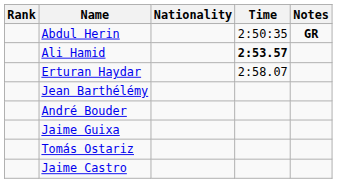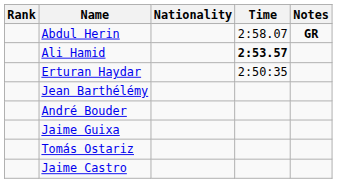(263, 33) 2:50:35 -> (263, 33) 2:58.07
(263, 72) 2:58.07 -> (263, 72) 2:50:35
